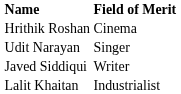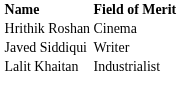- row: (42, 47)
